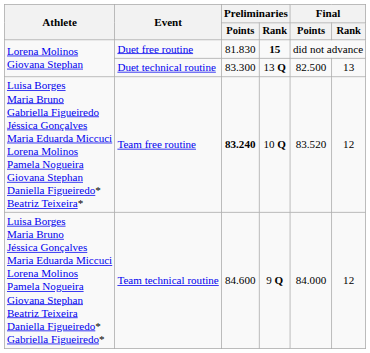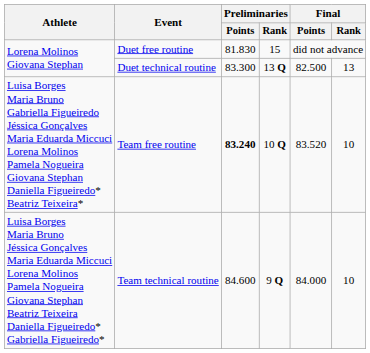(275, 49) bold -> (275, 49) normal
(349, 145) 12 -> (349, 145) 10
(349, 281) 12 -> (349, 281) 10
